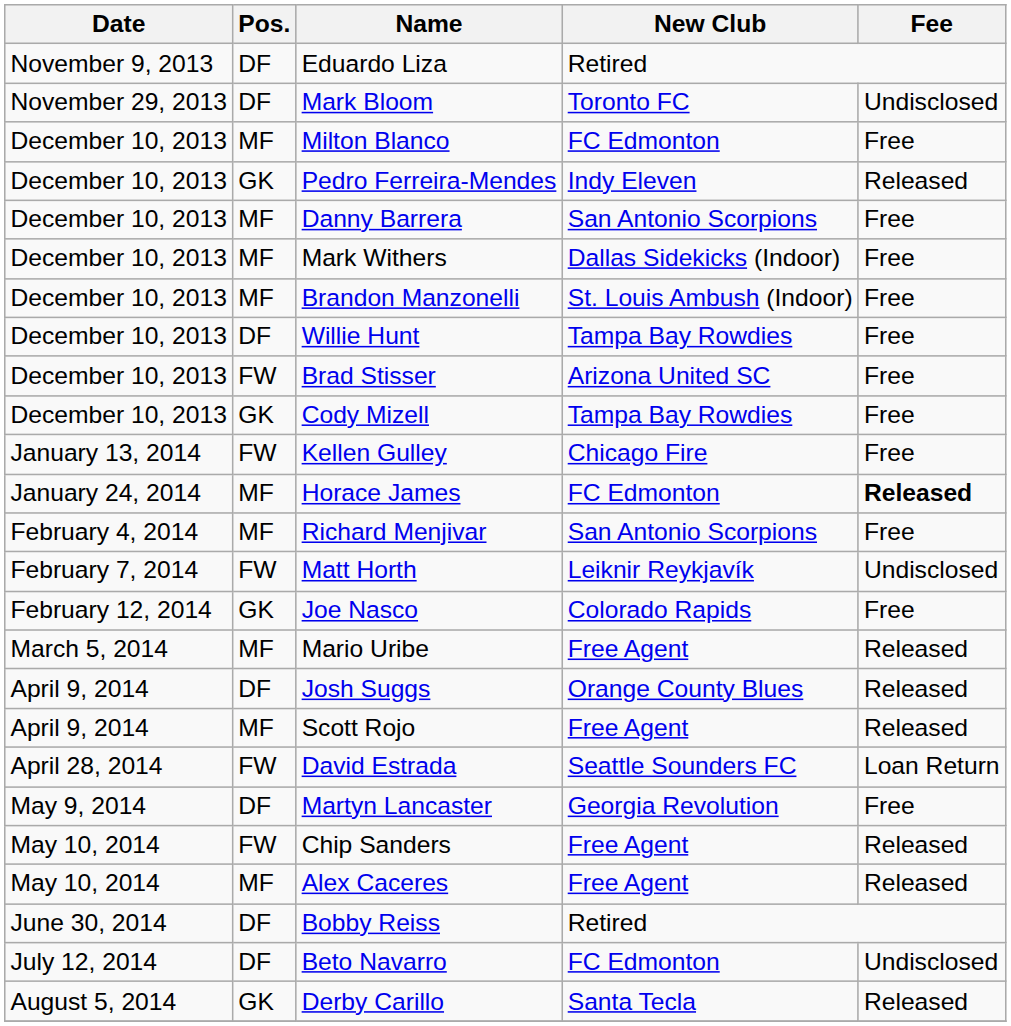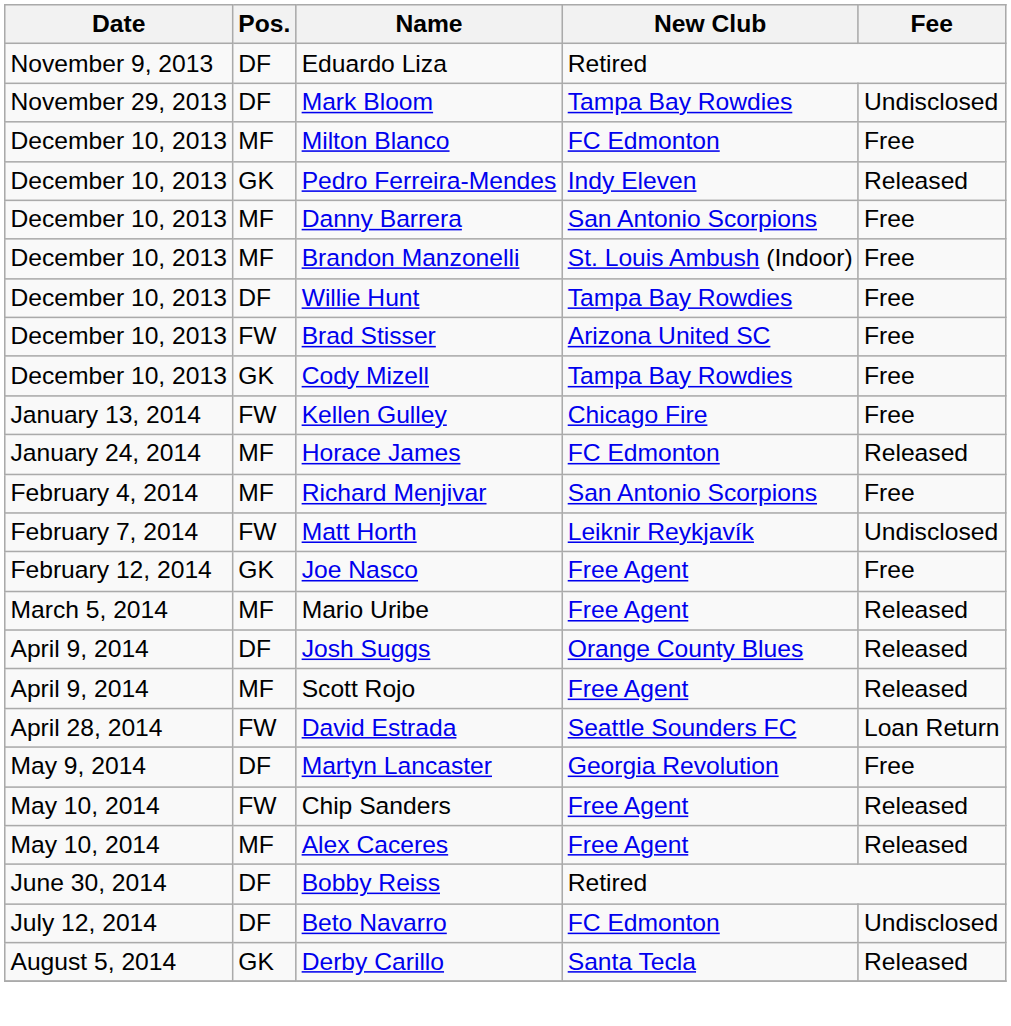(629, 102) Toronto FC -> (680, 102) Tampa Bay Rowdies
- row: (374, 258)
(918, 492) bold -> (916, 453) normal
(659, 610) Colorado Rapids -> (628, 571) Free Agent
